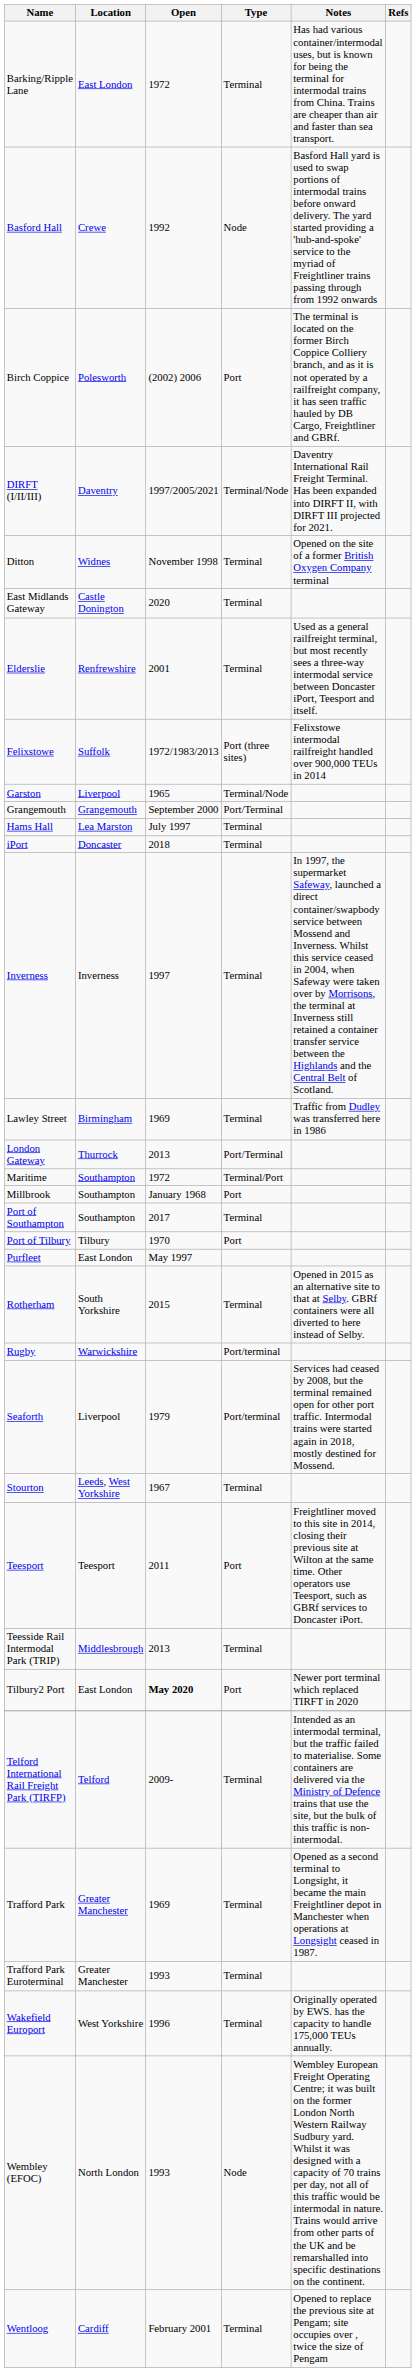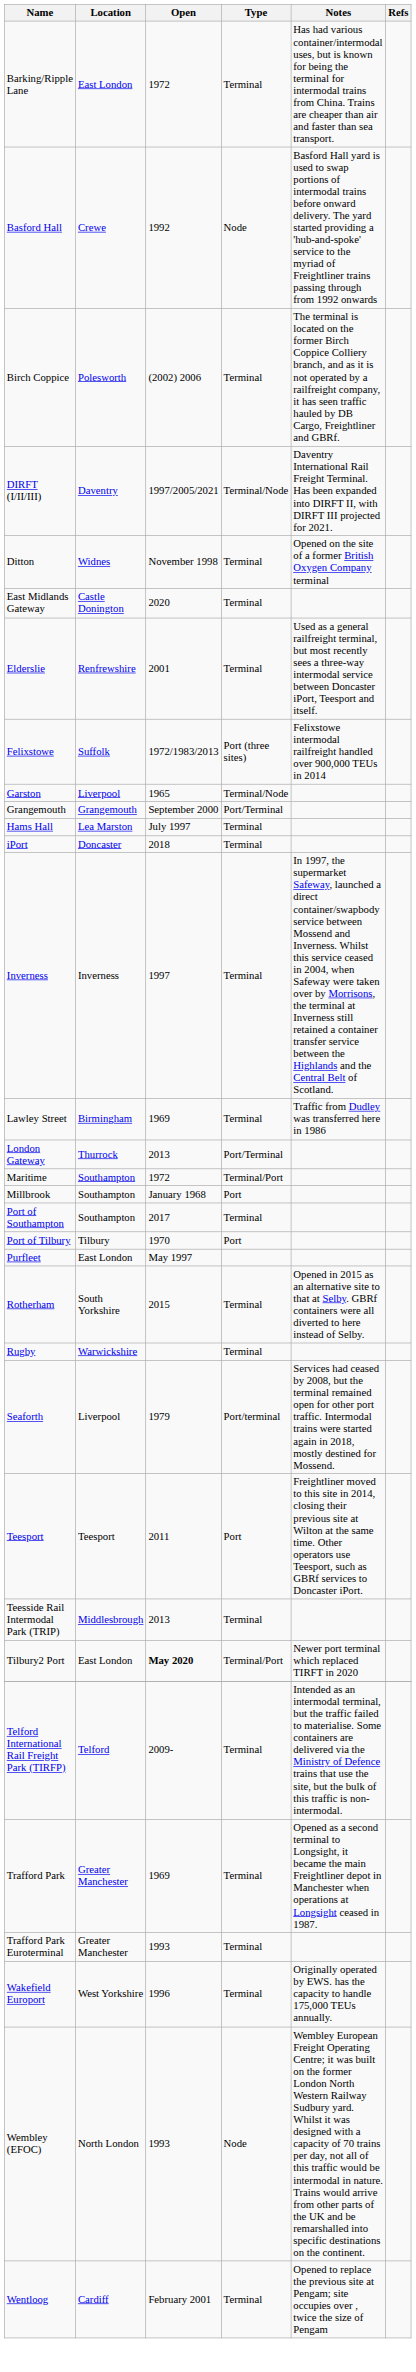(233, 377) Port -> (243, 377) Terminal
(252, 1351) Port/terminal -> (243, 1351) Terminal
- row: (25, 1488)
(233, 1690) Port -> (253, 1661) Terminal/Port
